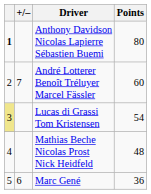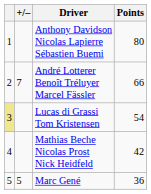(9, 41) bold -> (9, 41) normal
(139, 82) 60 -> (139, 82) 66
(139, 152) 48 -> (139, 152) 42
(19, 181) 6 -> (19, 181) 5
